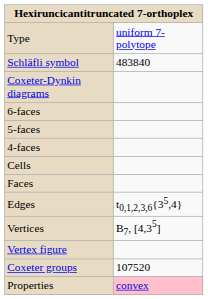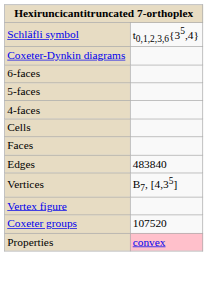- row: (19, 38)
(133, 62) 483840 -> (166, 34) t0,1,2,3,6{35,4}
(149, 204) t0,1,2,3,6{35,4} -> (150, 164) 483840
